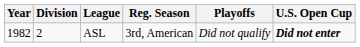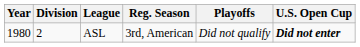(19, 32) 1982 -> (19, 32) 1980
